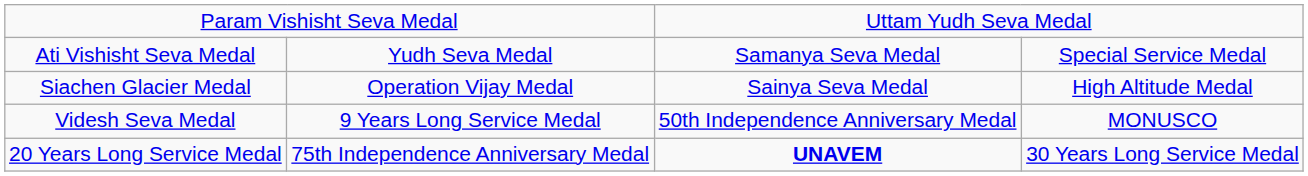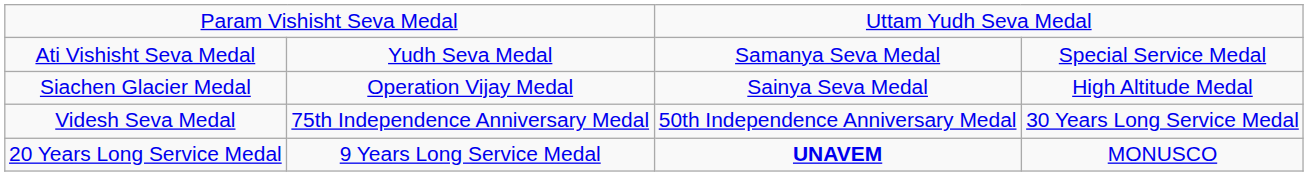(470, 120) 9 Years Long Service Medal -> (470, 120) 75th Independence Anniversary Medal
(1162, 120) MONUSCO -> (1162, 120) 30 Years Long Service Medal
(470, 154) 75th Independence Anniversary Medal -> (470, 154) 9 Years Long Service Medal
(1162, 154) 30 Years Long Service Medal -> (1162, 154) MONUSCO
